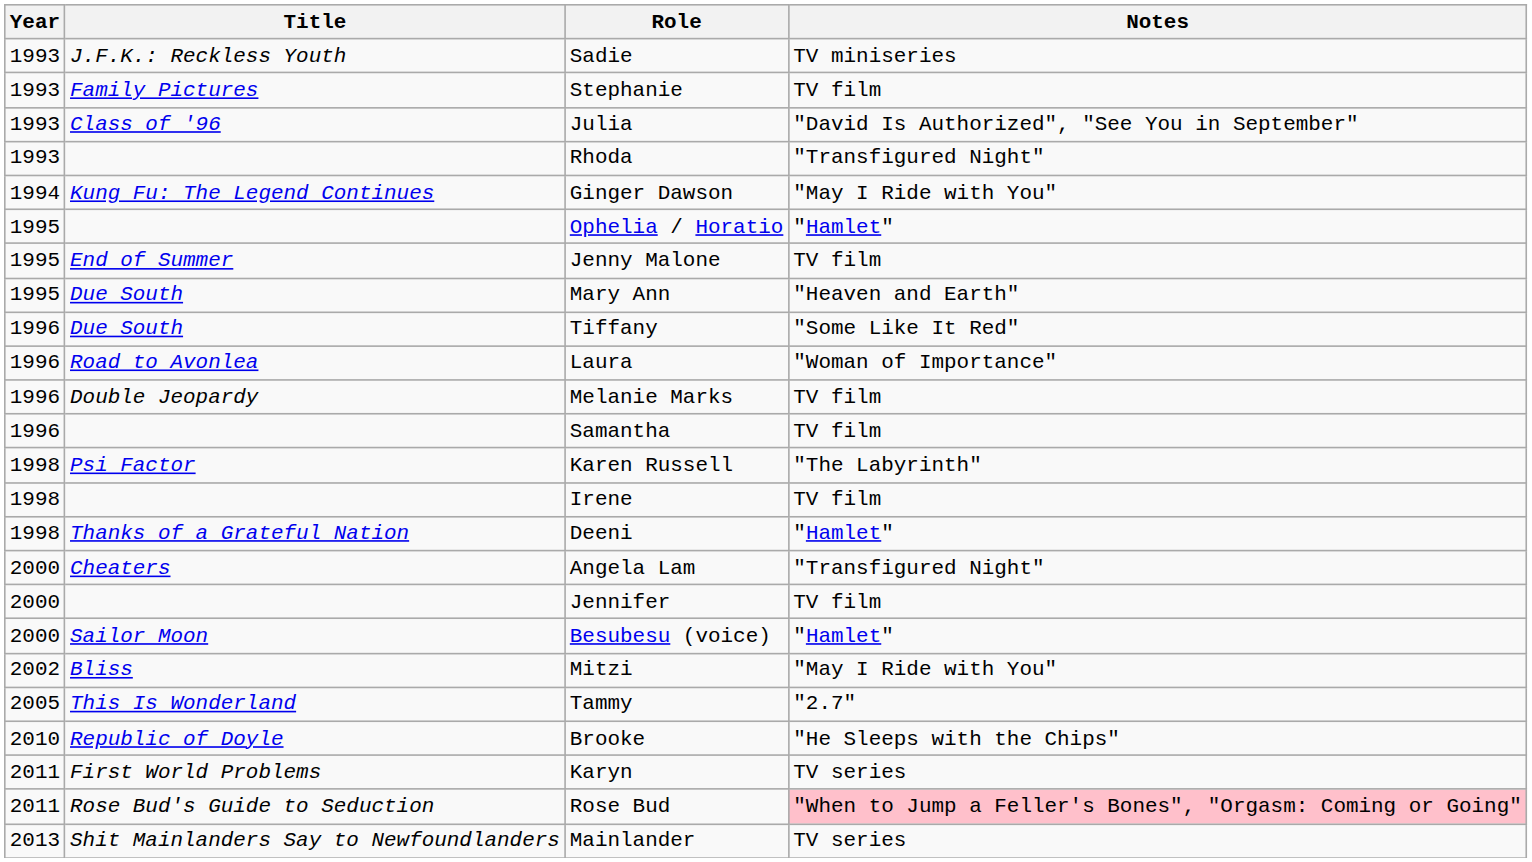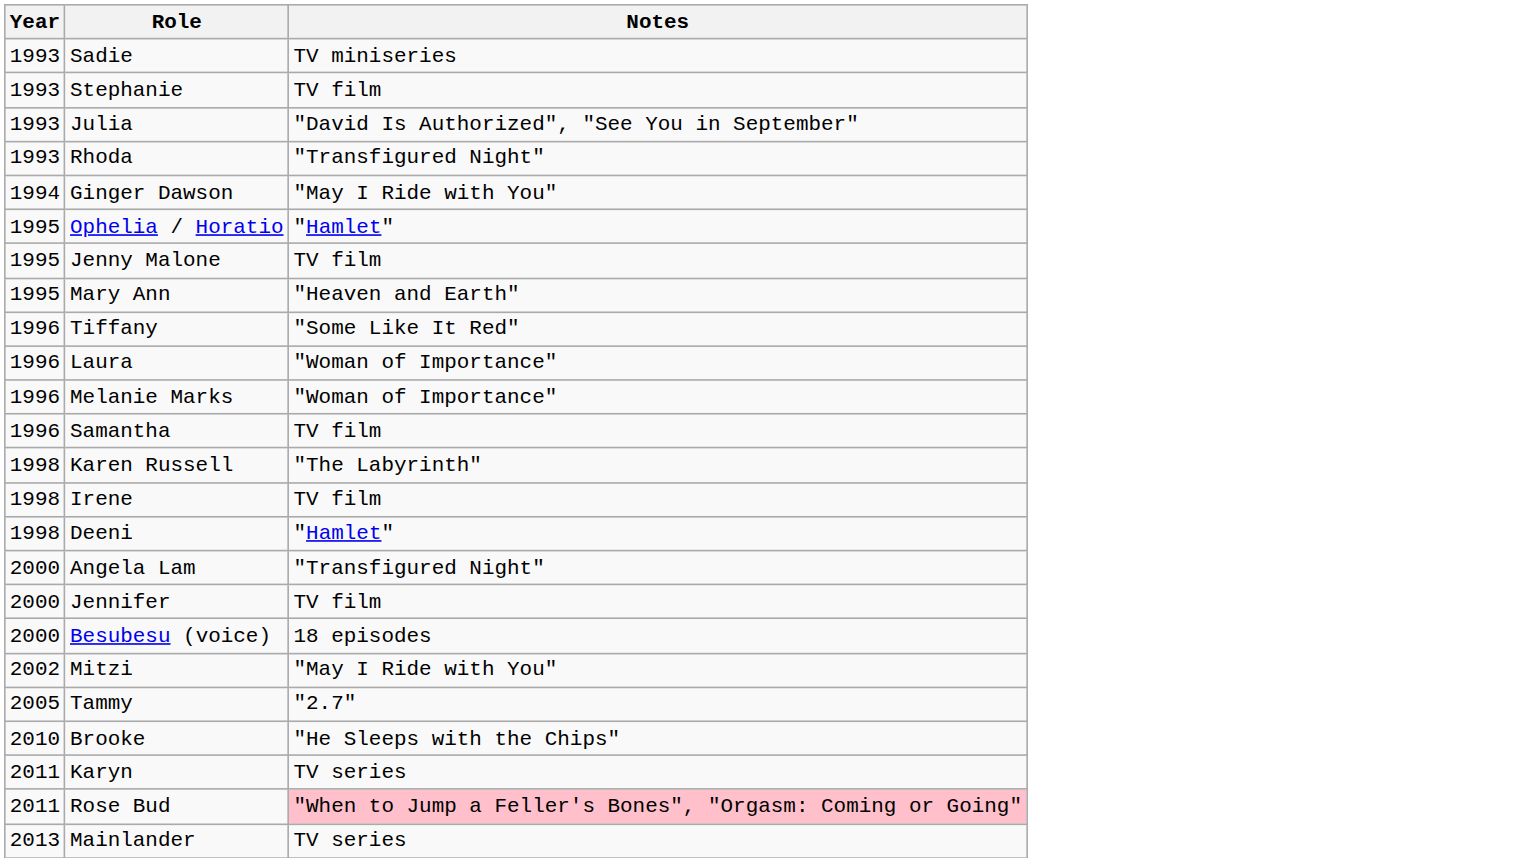- column: (315, 22)
(837, 397) TV film -> (425, 397) "Woman of Importance"
(844, 636) "Hamlet" -> (363, 636) 18 episodes
